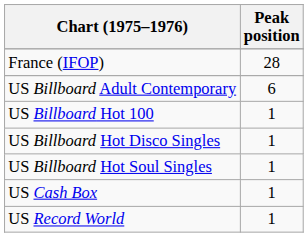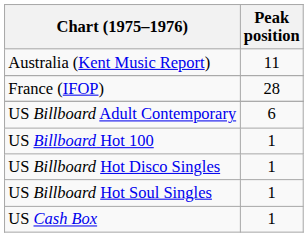+ row: (109, 62)
- row: (66, 219)
